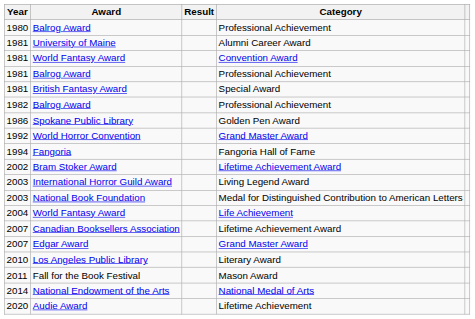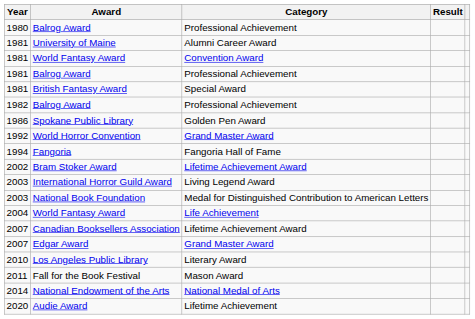columns swapped: (341, 12) <-> (199, 12)
